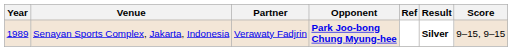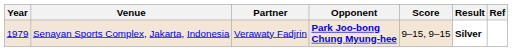columns swapped: (481, 12) <-> (409, 12)
(18, 33) 1989 -> (18, 33) 1979
